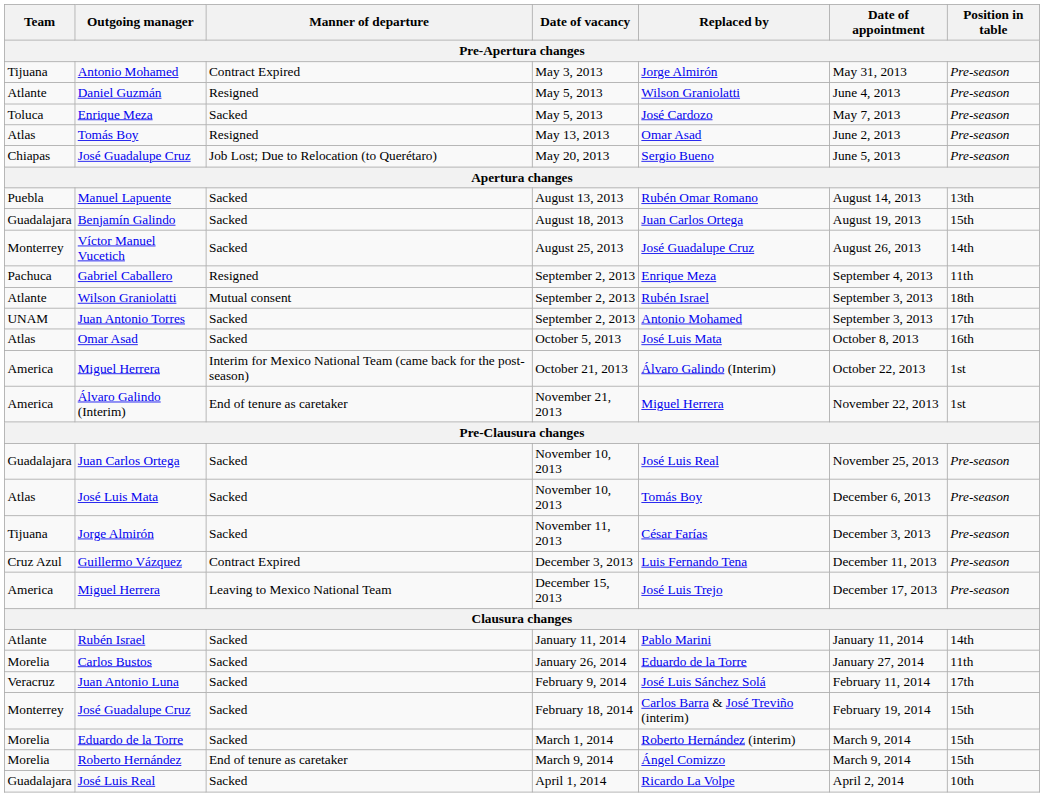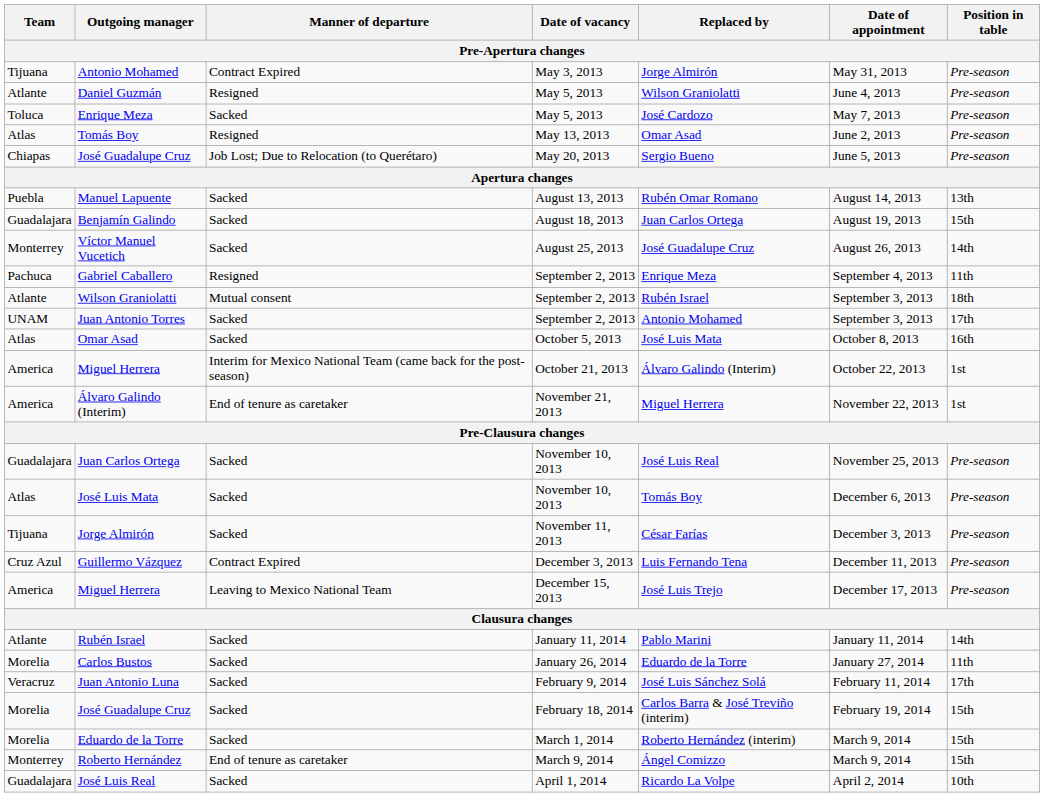(36, 710) Monterrey -> (28, 710) Morelia
(28, 760) Morelia -> (36, 760) Monterrey
